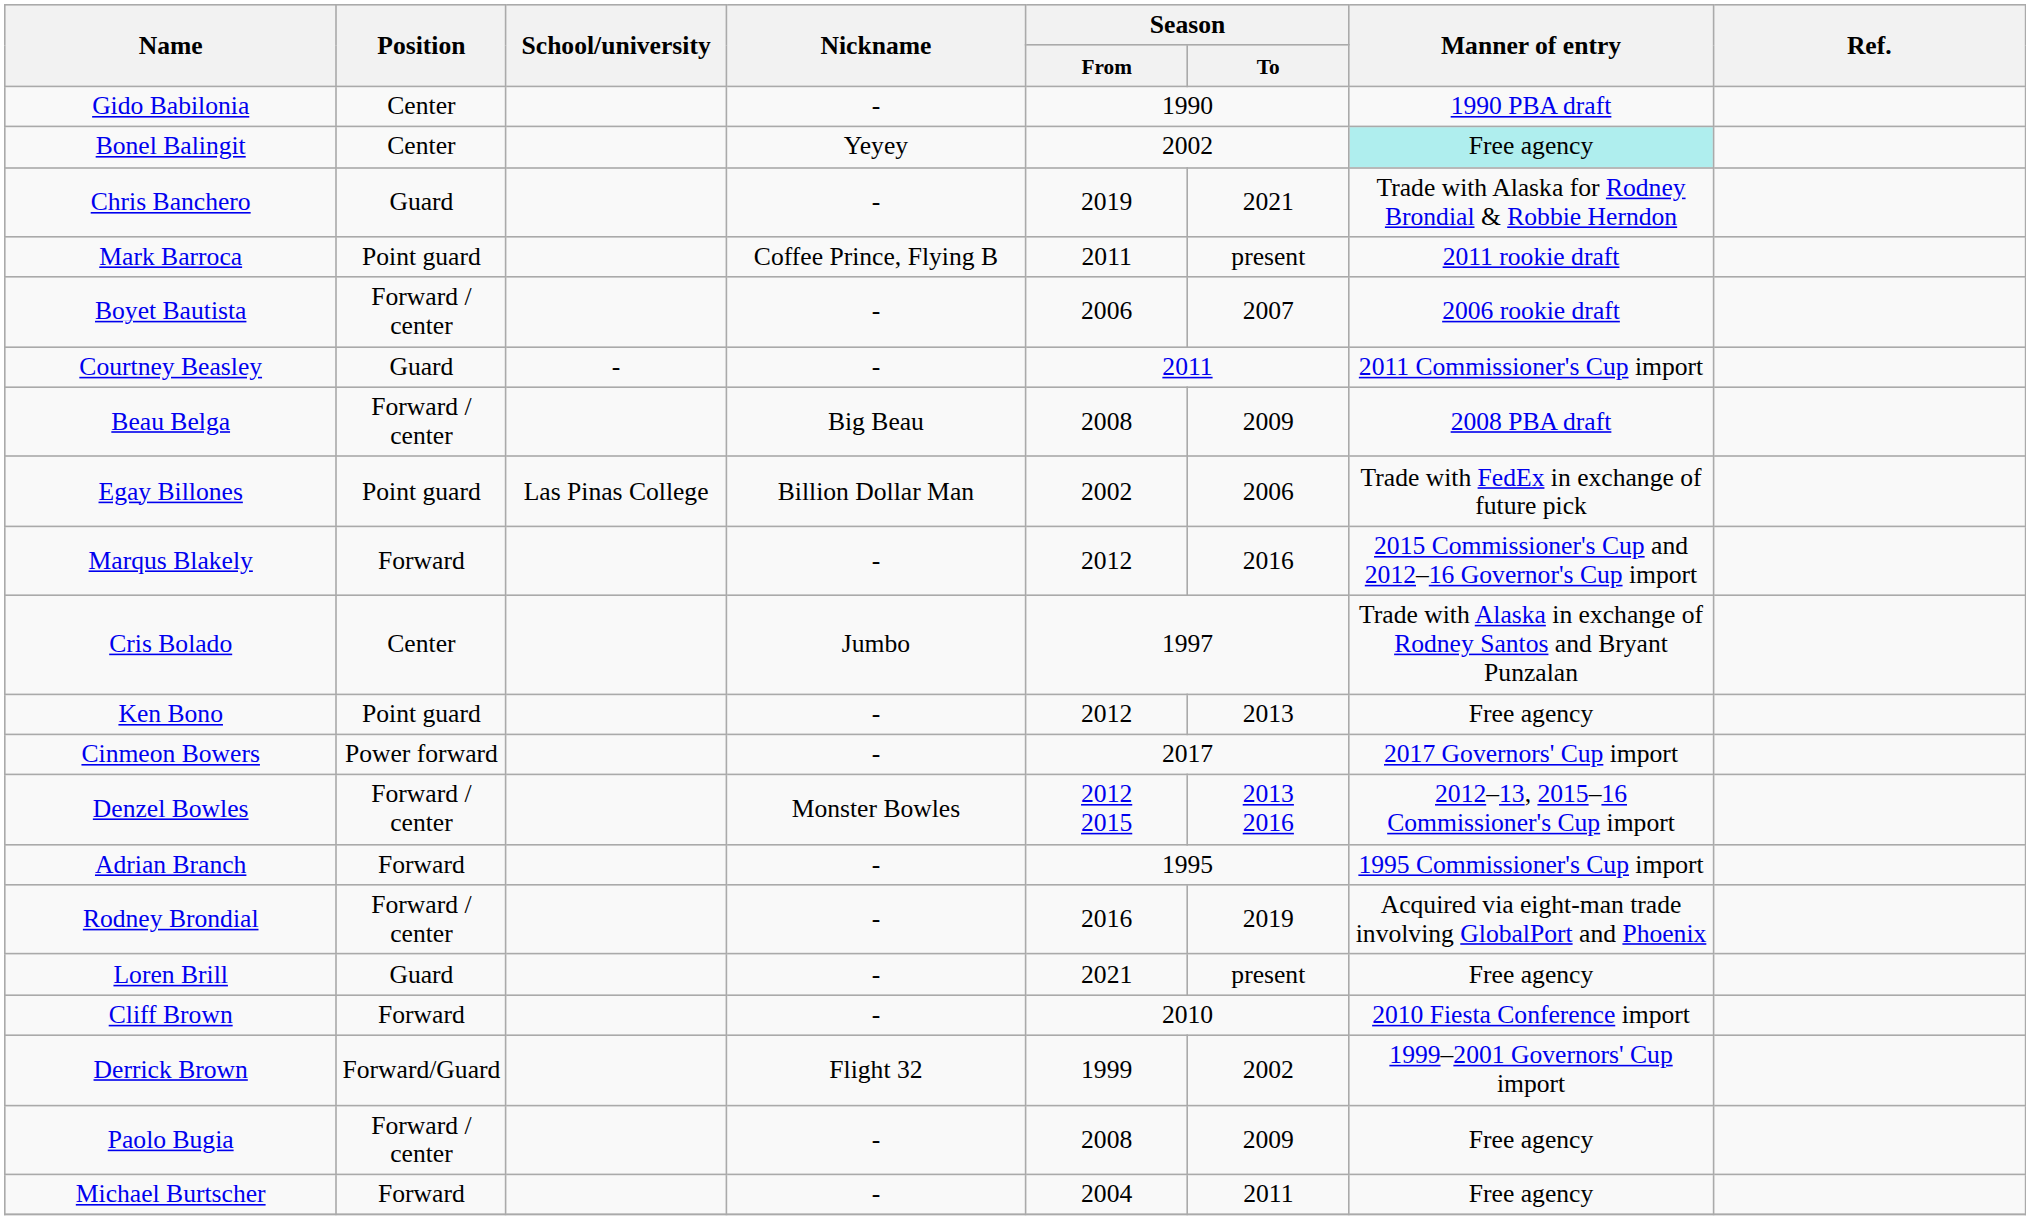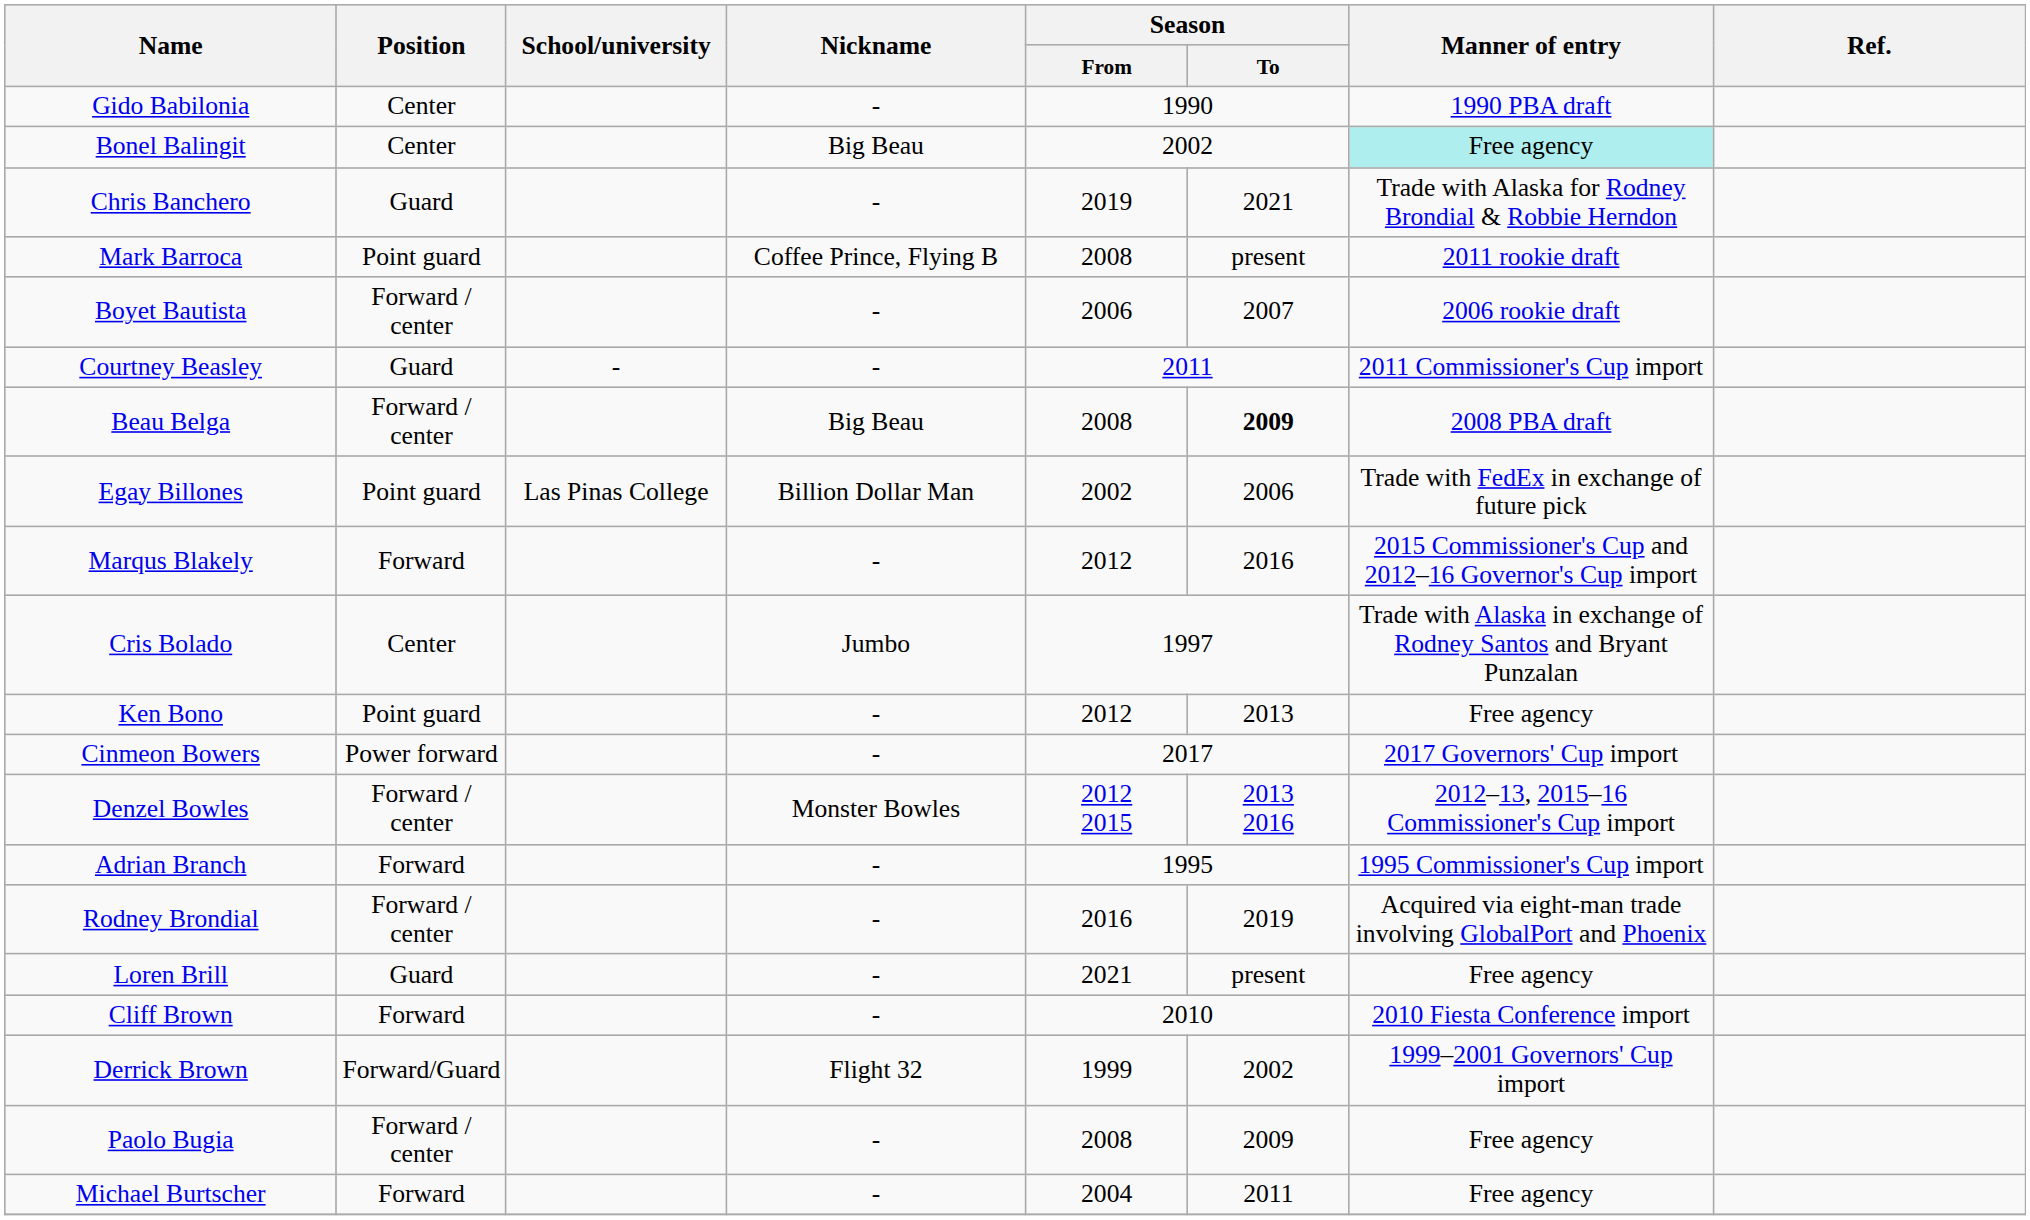(876, 146) Yeyey -> (876, 146) Big Beau
(1107, 256) 2011 -> (1107, 256) 2008
(1268, 421) normal -> (1268, 421) bold
